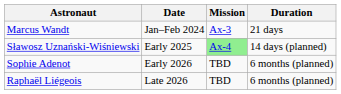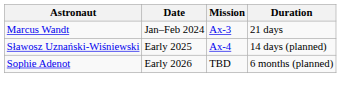(220, 47) lightgreen background -> (220, 47) no background
- row: (44, 81)
